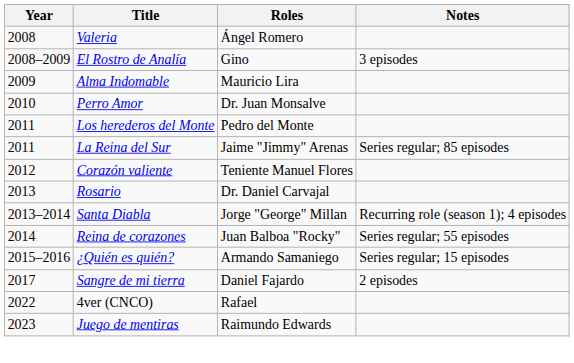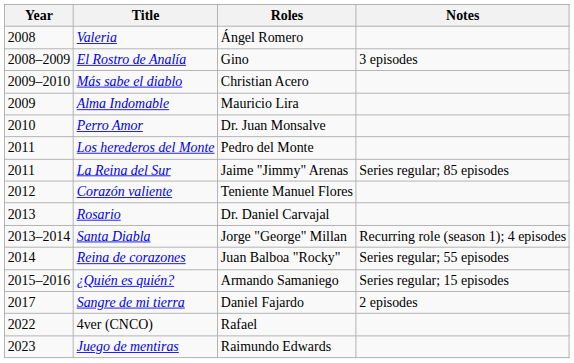+ row: (129, 81)
